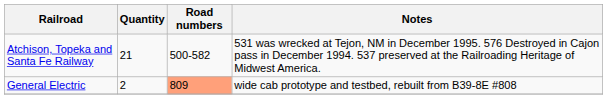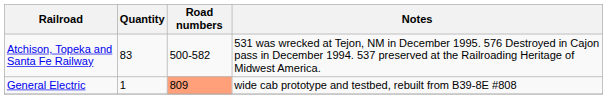(126, 55) 21 -> (126, 55) 83
(123, 85) 2 -> (123, 85) 1
